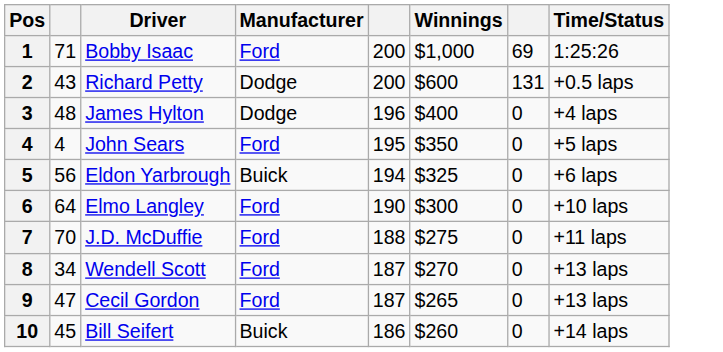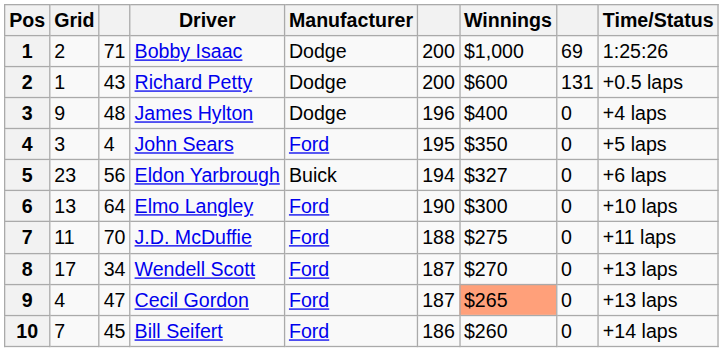+ column: (74, 20)
(260, 51) Ford -> (318, 51) Dodge
(436, 176) $325 -> (486, 176) $327
(436, 300) no background -> (486, 300) lightsalmon background
(263, 331) Buick -> (309, 331) Ford
